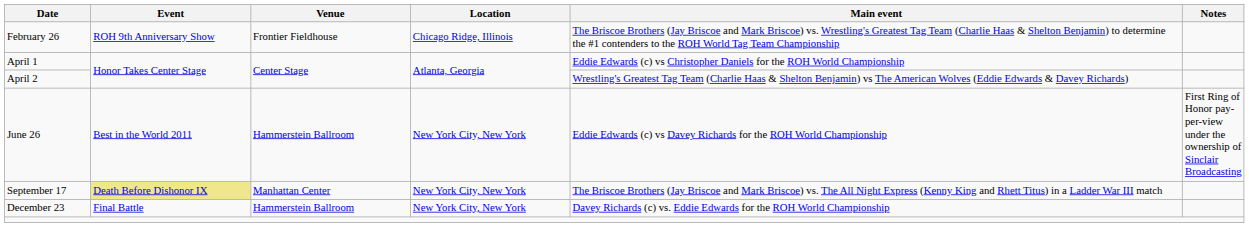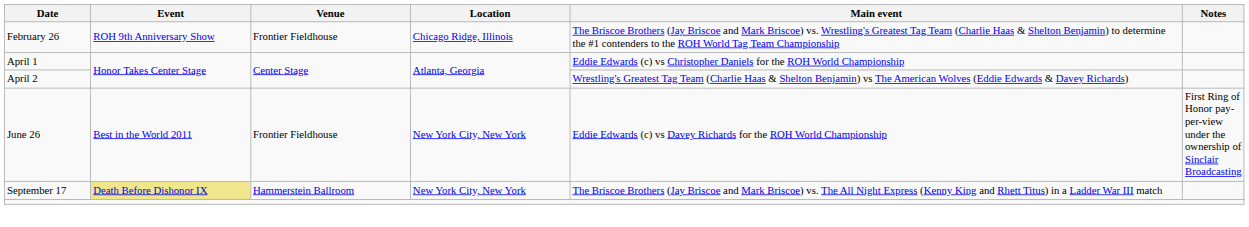(304, 134) Hammerstein Ballroom -> (295, 134) Frontier Fieldhouse
(292, 190) Manhattan Center -> (304, 190) Hammerstein Ballroom
- row: (36, 207)
